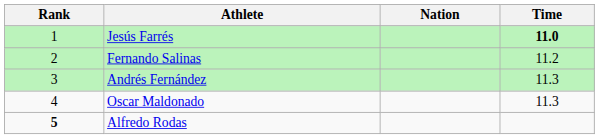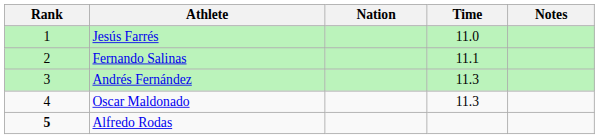+ column: (551, 15)
(547, 36) bold -> (467, 36) normal
(547, 58) 11.2 -> (467, 58) 11.1
